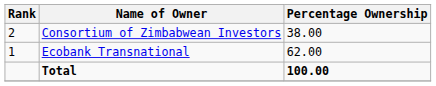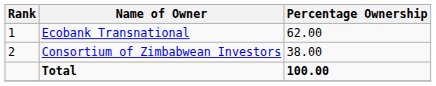rows swapped: (116, 52) <-> (161, 33)
